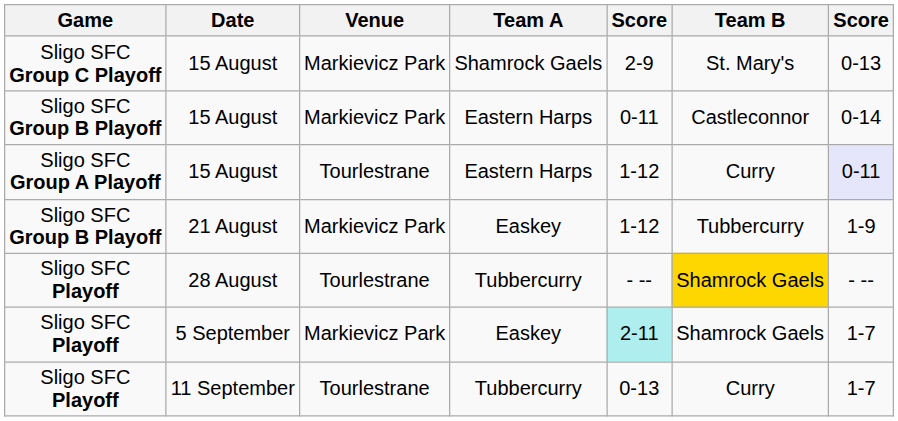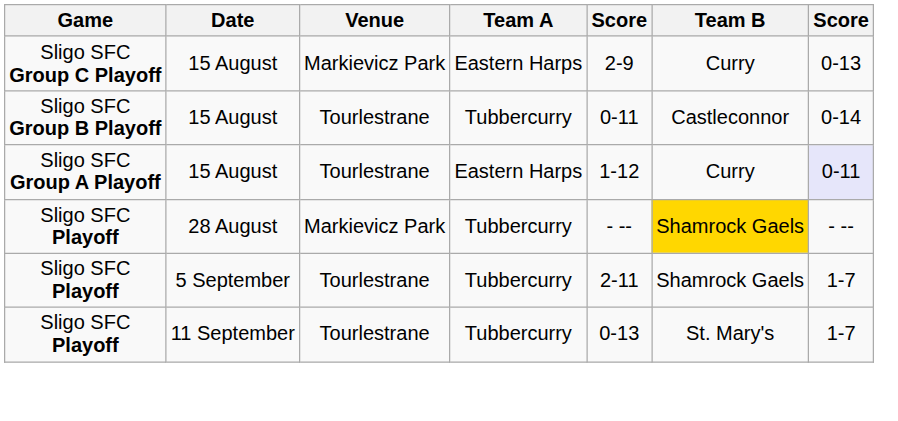(528, 63) Shamrock Gaels -> (518, 63) Eastern Harps
(750, 63) St. Mary's -> (730, 63) Curry
(375, 117) Markievicz Park -> (375, 117) Tourlestrane
(528, 117) Eastern Harps -> (518, 117) Tubbercurry
- row: (85, 225)
(375, 280) Tourlestrane -> (375, 225) Markievicz Park
(375, 334) Markievicz Park -> (375, 280) Tourlestrane
(528, 334) Easkey -> (518, 280) Tubbercurry
(639, 334) paleturquoise background -> (619, 280) no background
(750, 388) Curry -> (730, 334) St. Mary's
